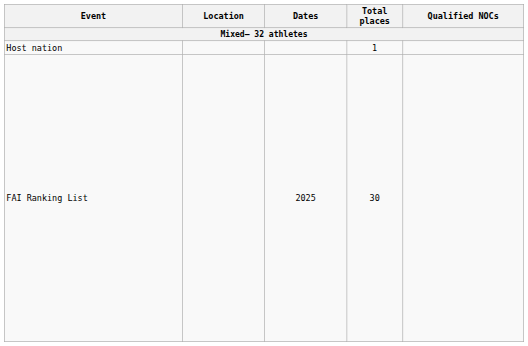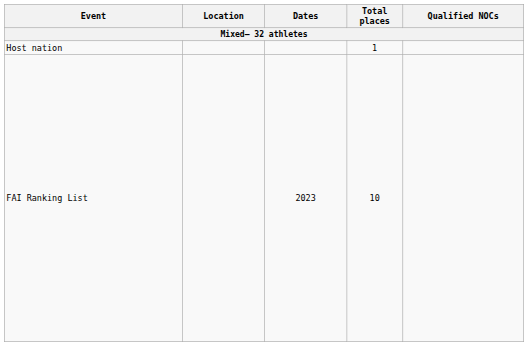(306, 198) 2025 -> (306, 198) 2023
(375, 198) 30 -> (375, 198) 10
